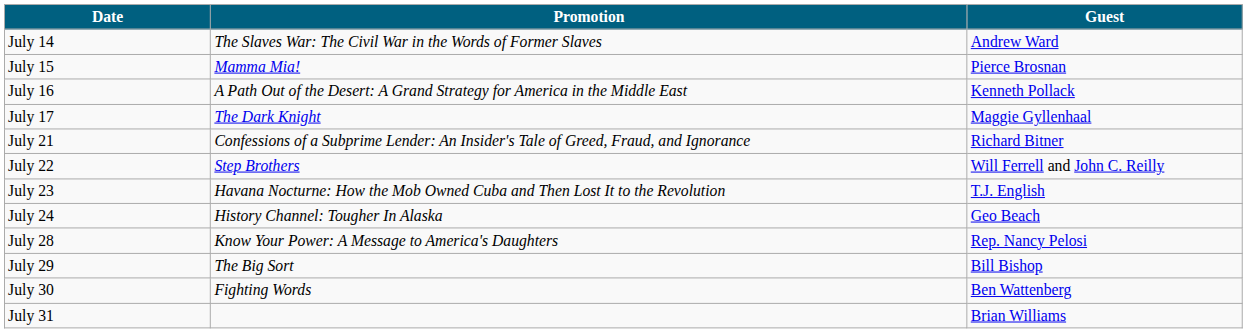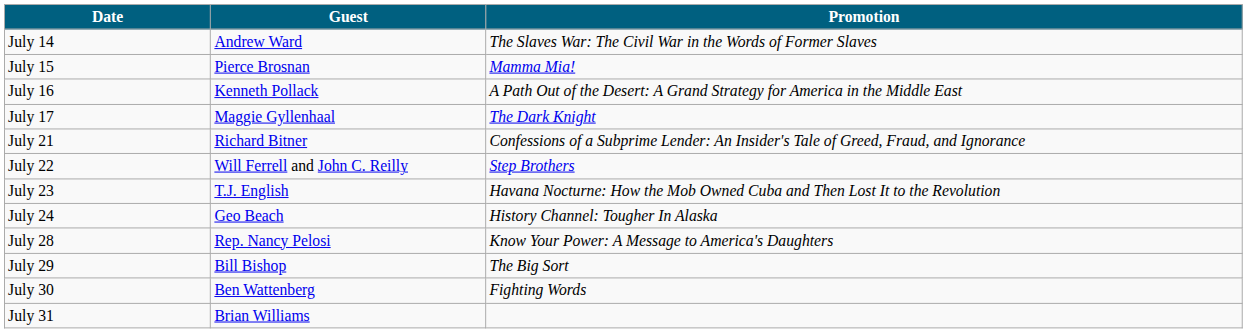columns swapped: (1105, 16) <-> (589, 16)
